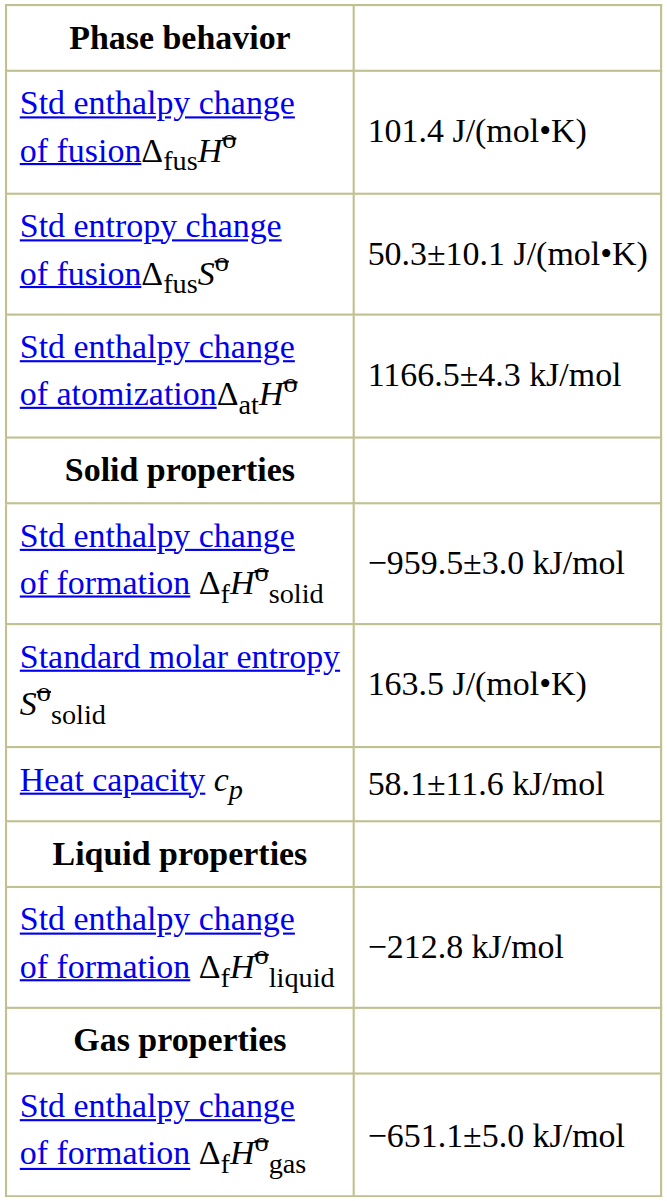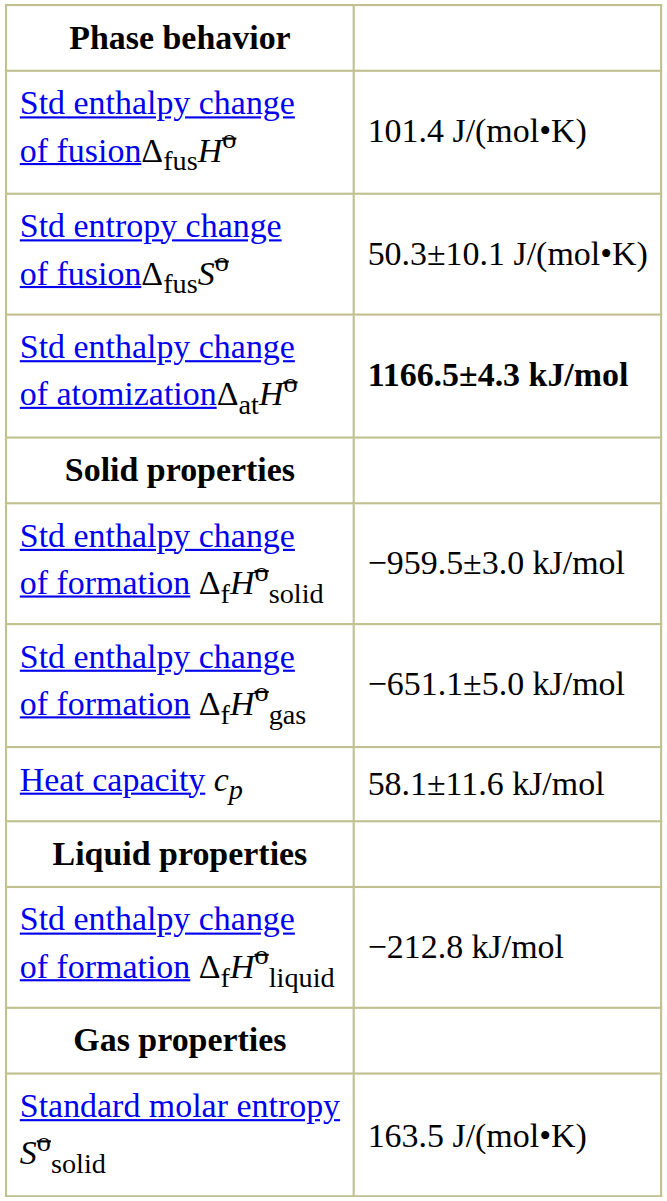(495, 375) normal -> (498, 375) bold
rows swapped: (180, 684) <-> (163, 1134)
